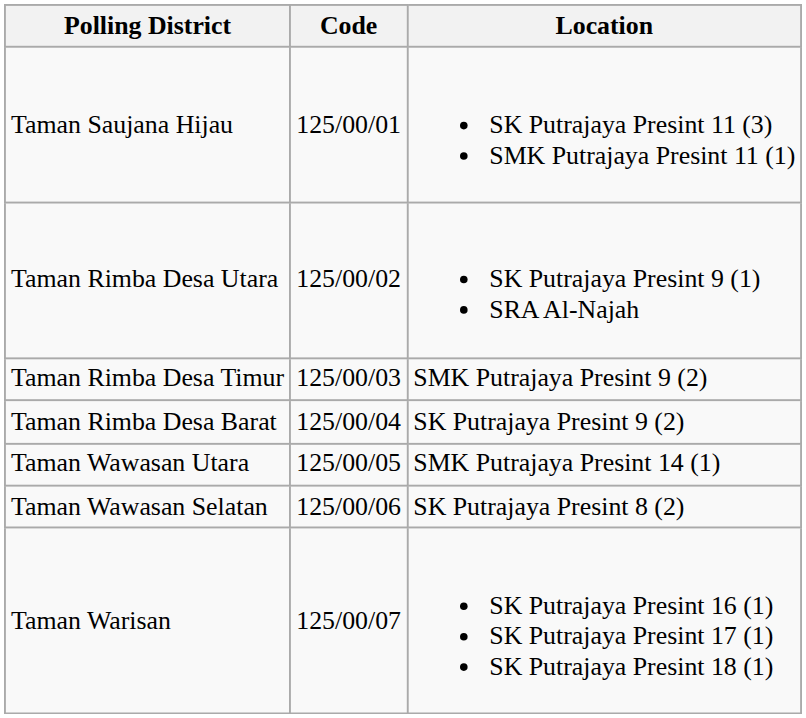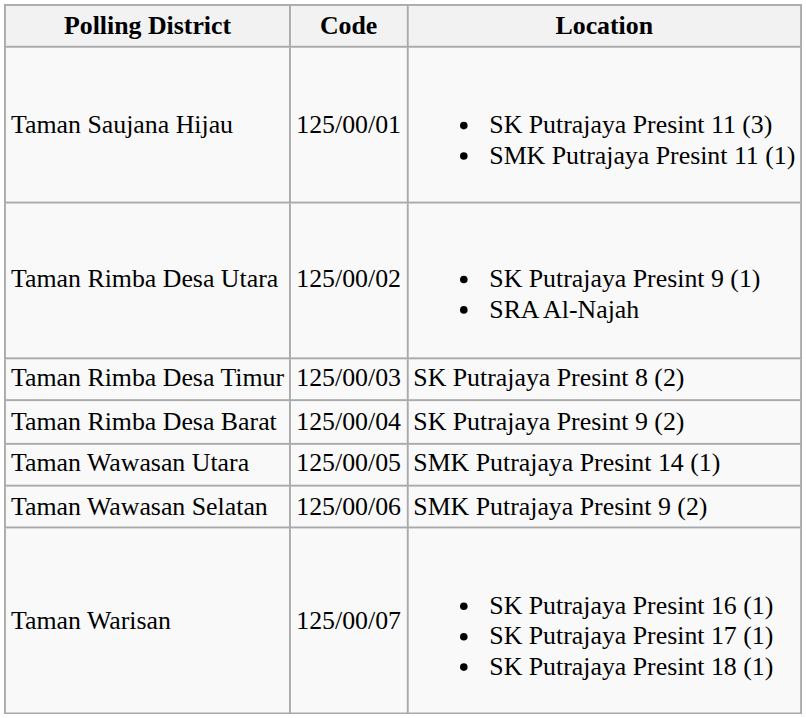(560, 378) SMK Putrajaya Presint 9 (2) -> (549, 378) SK Putrajaya Presint 8 (2)
(549, 506) SK Putrajaya Presint 8 (2) -> (560, 506) SMK Putrajaya Presint 9 (2)
